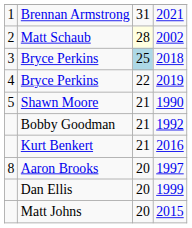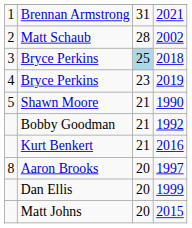(143, 37) lightyellow background -> (143, 37) no background
(143, 80) 22 -> (143, 80) 23
